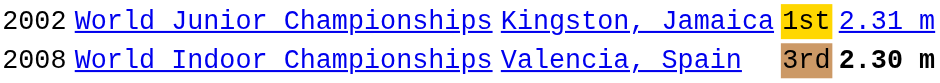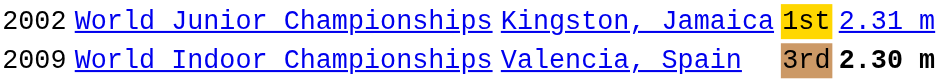(34, 61) 2008 -> (34, 61) 2009
